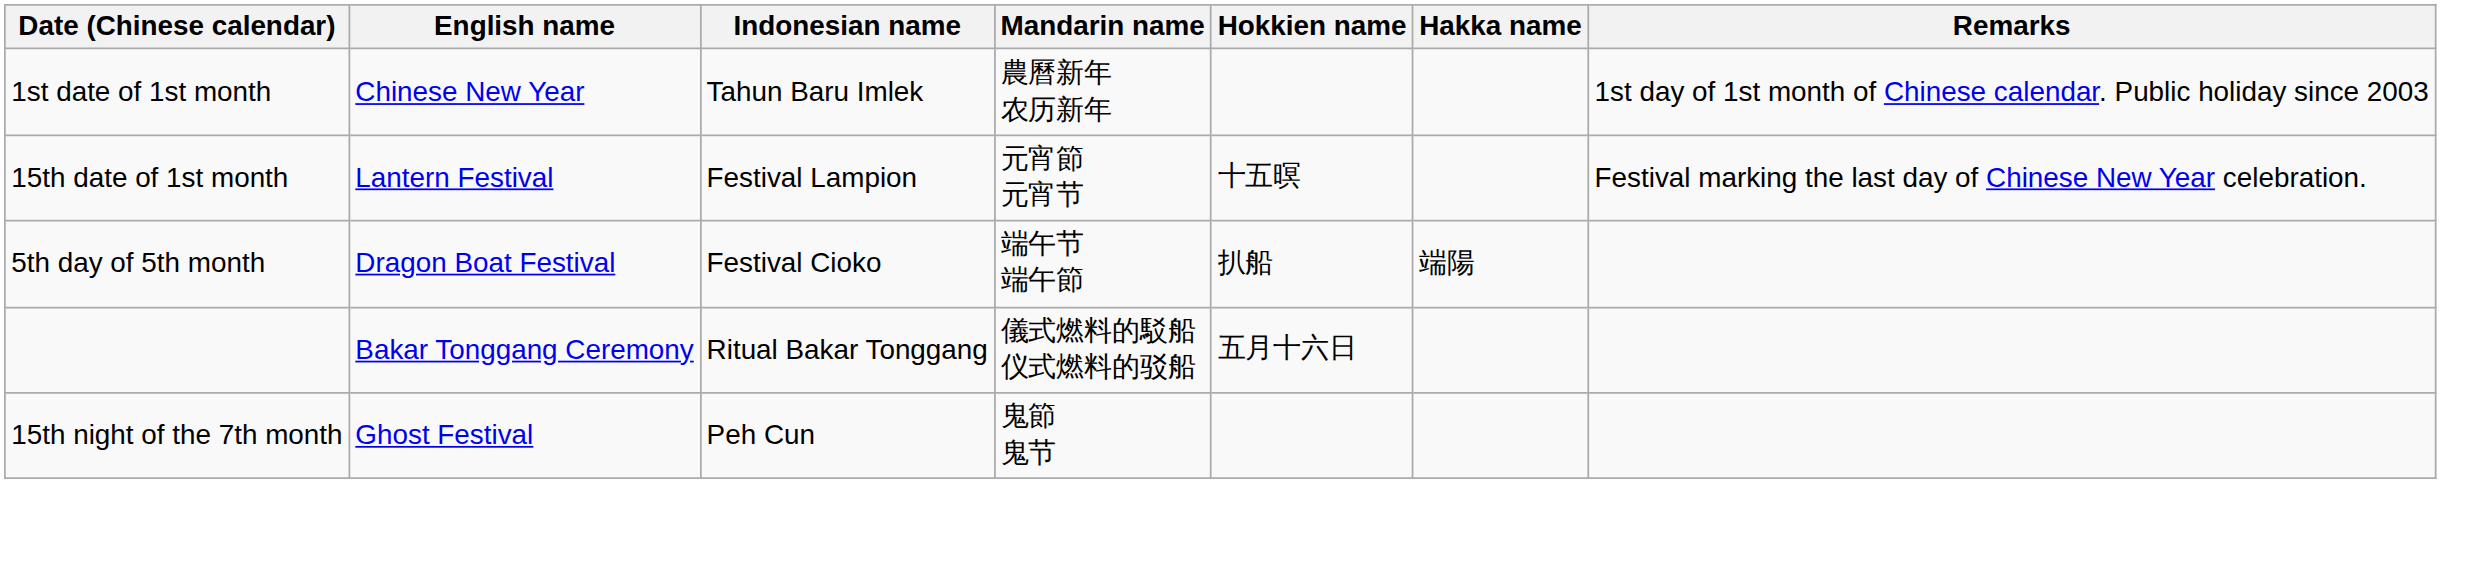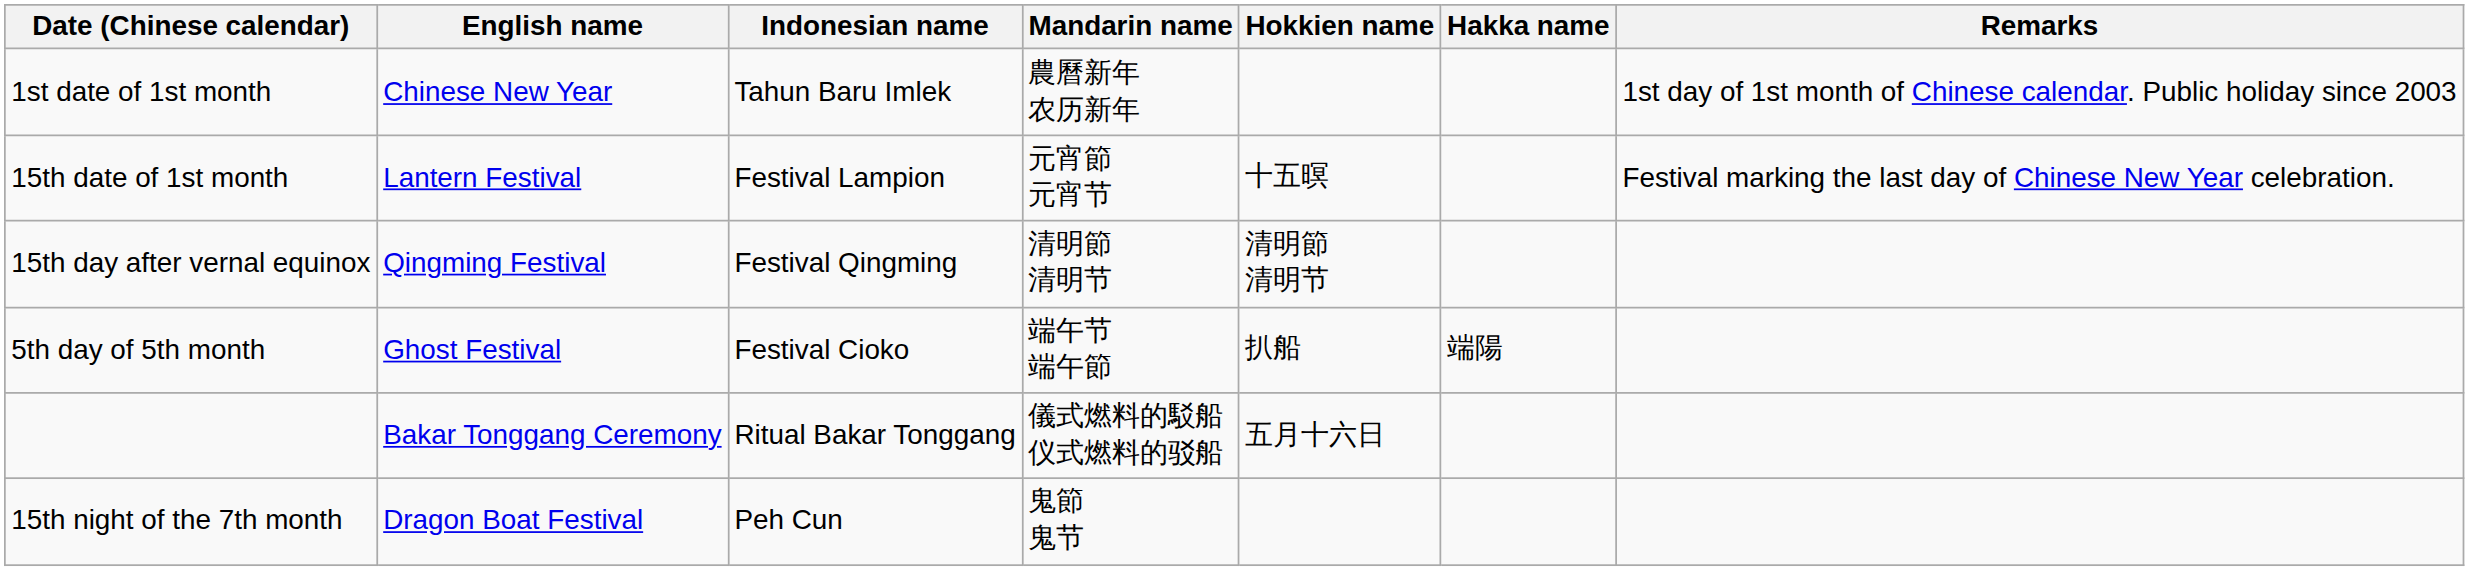+ row: (191, 263)
(485, 263) Dragon Boat Festival -> (472, 349) Ghost Festival
(444, 435) Ghost Festival -> (513, 521) Dragon Boat Festival
